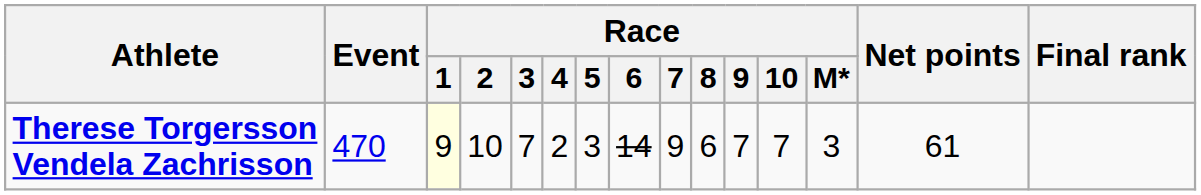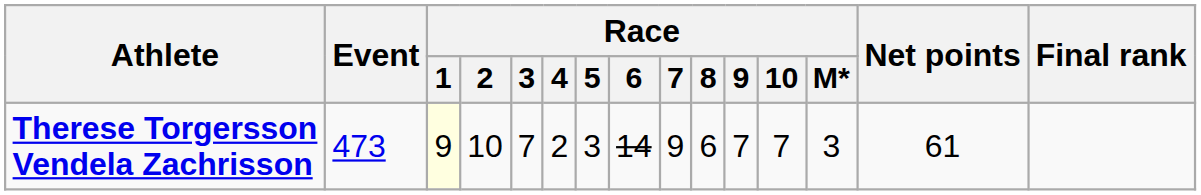(359, 147) 470 -> (359, 147) 473
